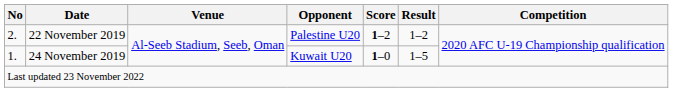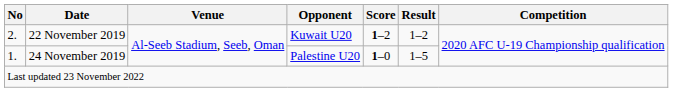(325, 35) Palestine U20 -> (321, 35) Kuwait U20
(321, 55) Kuwait U20 -> (325, 55) Palestine U20
